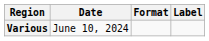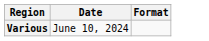- column: (188, 12)
